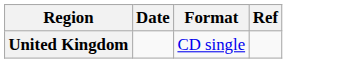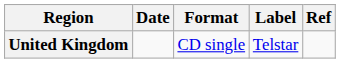+ column: (276, 17)
